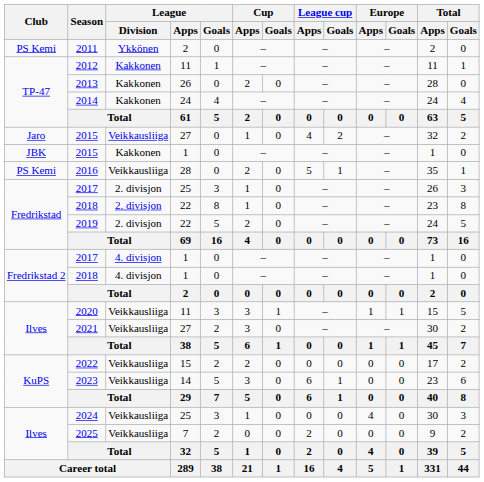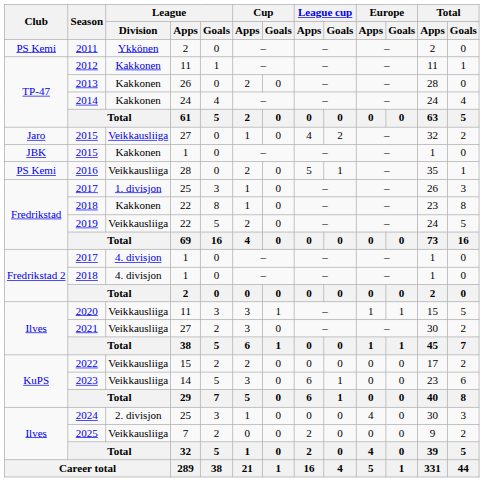(138, 188) 2. divisjon -> (138, 188) 1. divisjon
(138, 205) 2. divisjon -> (138, 205) Kakkonen
(138, 223) 2. divisjon -> (138, 223) Veikkausliiga
(138, 415) Veikkausliiga -> (138, 415) 2. divisjon
